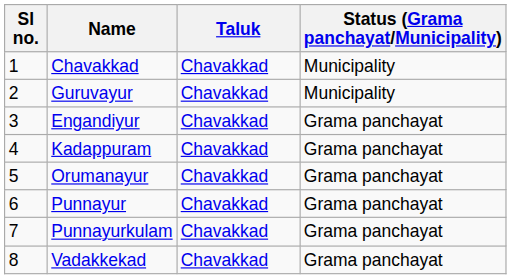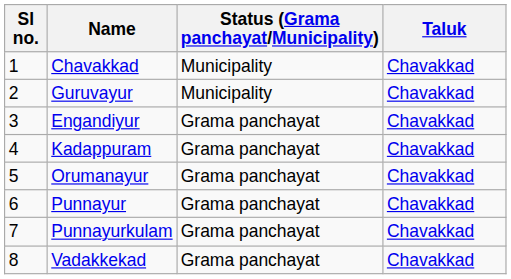columns swapped: (403, 28) <-> (238, 28)
